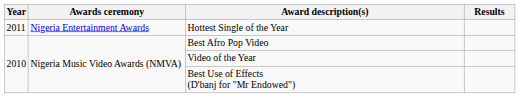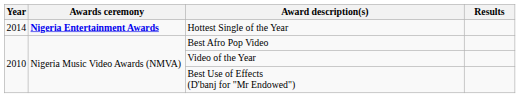(16, 27) 2011 -> (16, 27) 2014
(90, 27) normal -> (95, 27) bold
